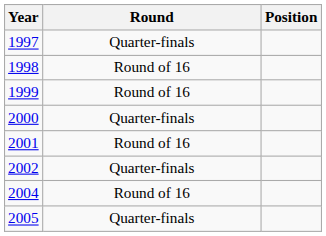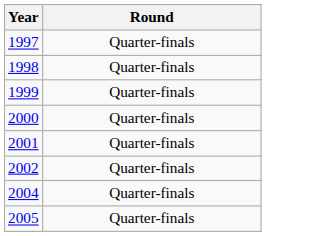- column: (291, 17)
(152, 67) Round of 16 -> (152, 67) Quarter-finals
(152, 93) Round of 16 -> (152, 93) Quarter-finals
(152, 143) Round of 16 -> (152, 143) Quarter-finals
(152, 193) Round of 16 -> (152, 193) Quarter-finals
